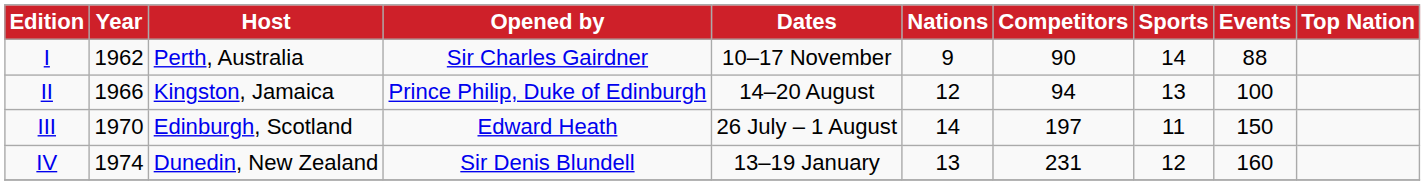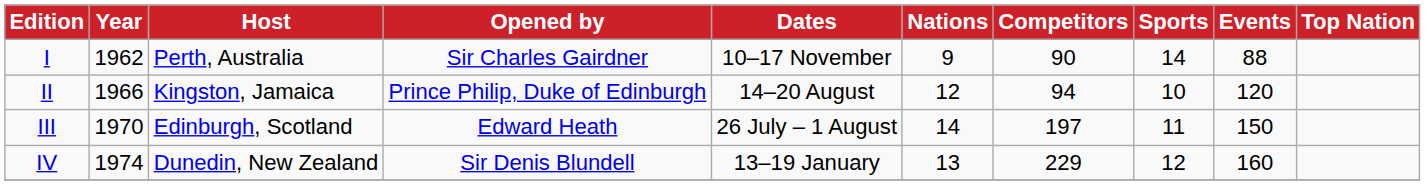(1174, 92) 13 -> (1174, 92) 10
(1255, 92) 100 -> (1255, 92) 120
(1063, 162) 231 -> (1063, 162) 229
